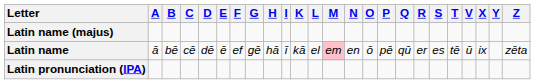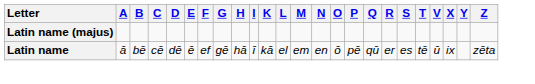(333, 50) pink background -> (301, 50) no background
- row: (76, 69)
